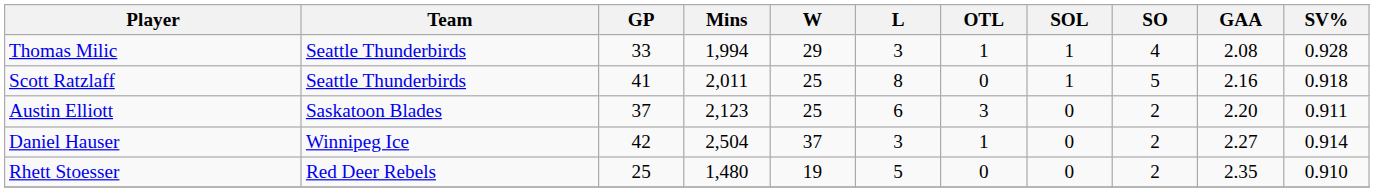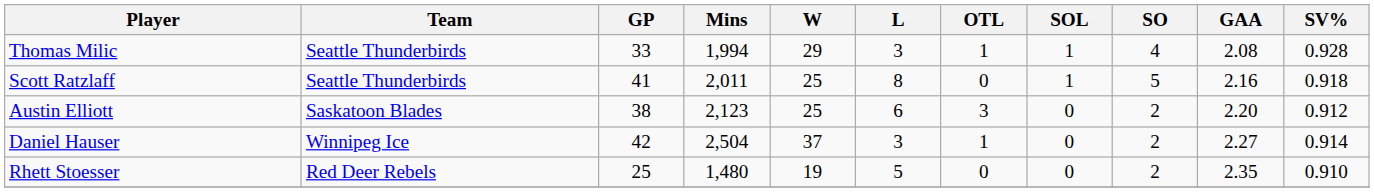(641, 111) 37 -> (641, 111) 38
(1326, 111) 0.911 -> (1326, 111) 0.912
